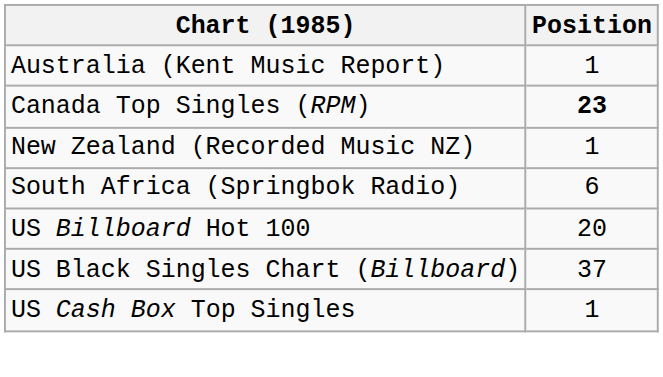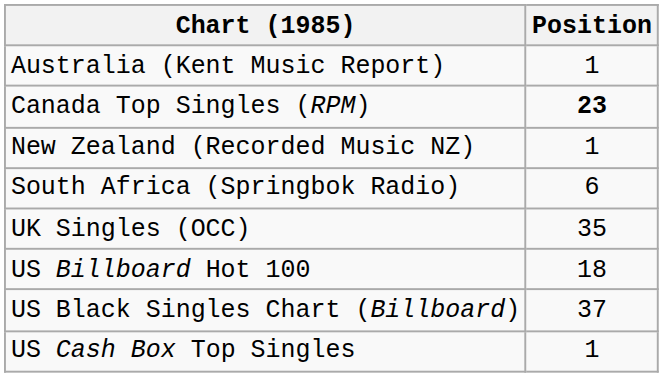+ row: (131, 229)
(592, 229) 20 -> (592, 269) 18
